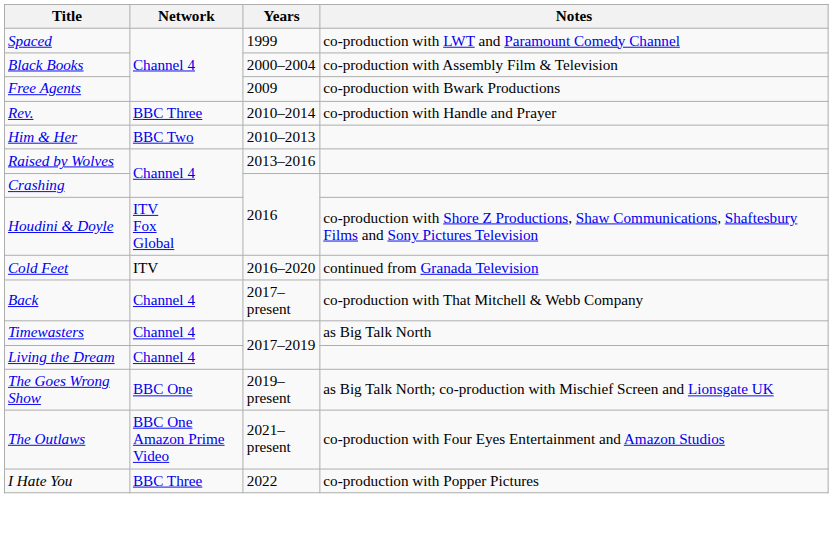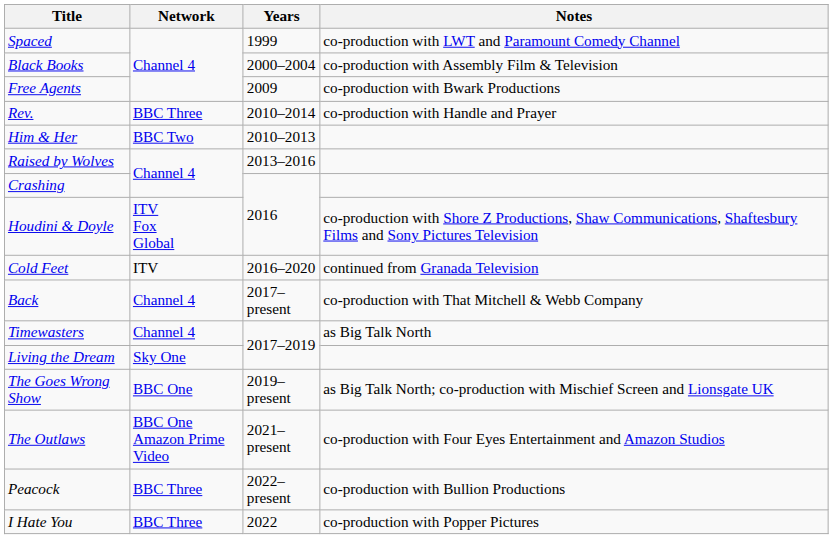(164, 357) Channel 4 -> (159, 357) Sky One
+ row: (34, 489)
